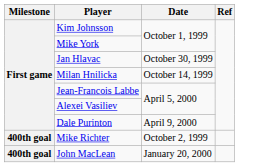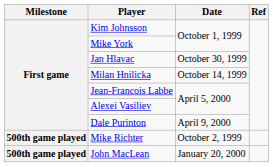(29, 138) 400th goal -> (46, 138) 500th game played
(29, 153) 400th goal -> (46, 153) 500th game played
